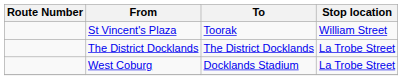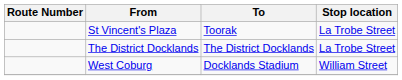(353, 30) William Street -> (357, 30) La Trobe Street
(357, 65) La Trobe Street -> (353, 65) William Street
